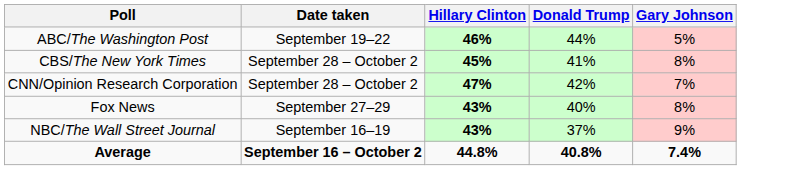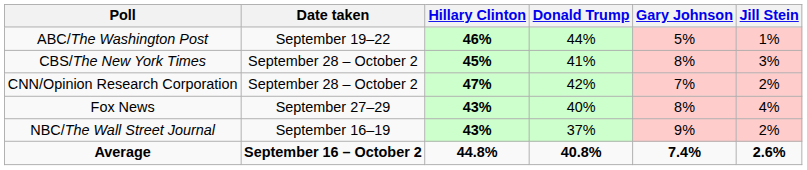+ column: (769, 15)
